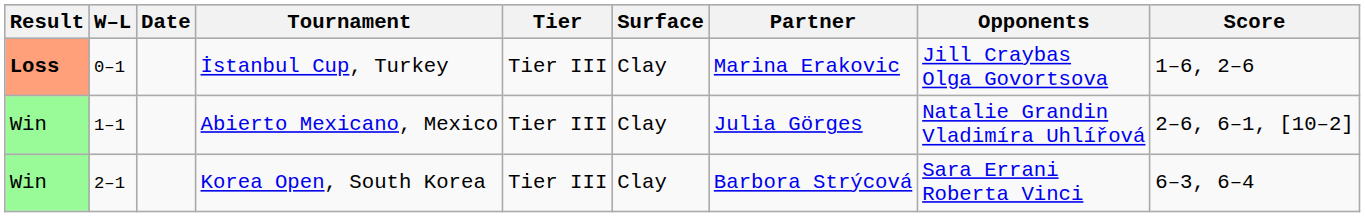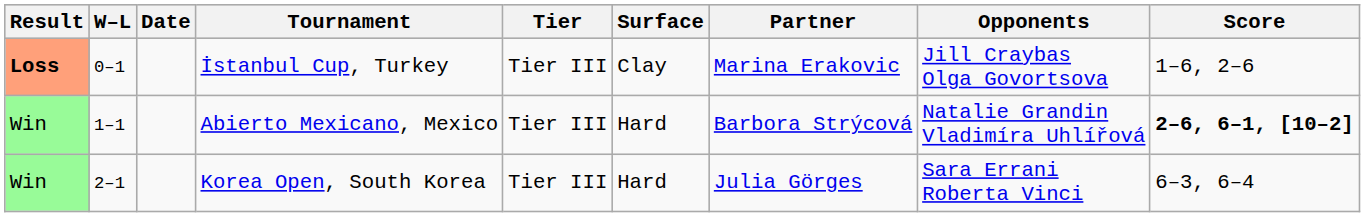(642, 125) Clay -> (642, 125) Hard
(788, 125) Julia Görges -> (813, 125) Barbora Strýcová
(1255, 125) normal -> (1255, 125) bold
(642, 182) Clay -> (642, 182) Hard
(813, 182) Barbora Strýcová -> (788, 182) Julia Görges
